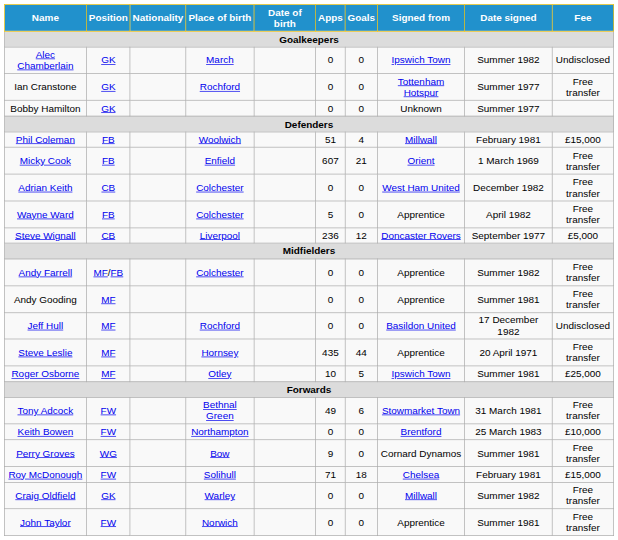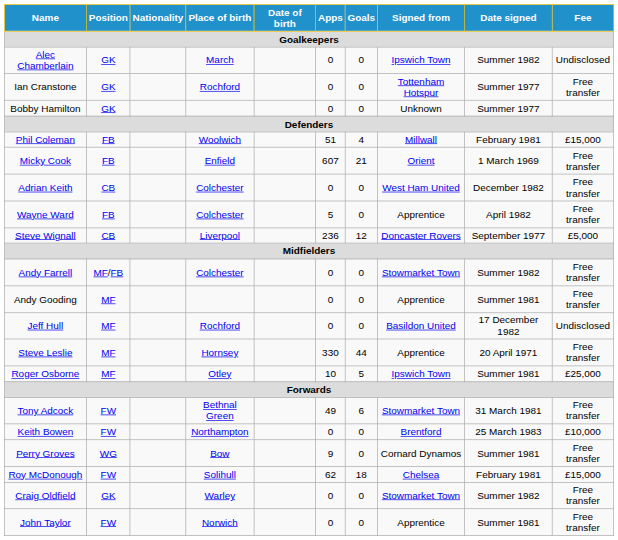(421, 273) Apprentice -> (421, 273) Stowmarket Town
(330, 353) 435 -> (330, 353) 330
(330, 475) 71 -> (330, 475) 62
(421, 496) Millwall -> (421, 496) Stowmarket Town
